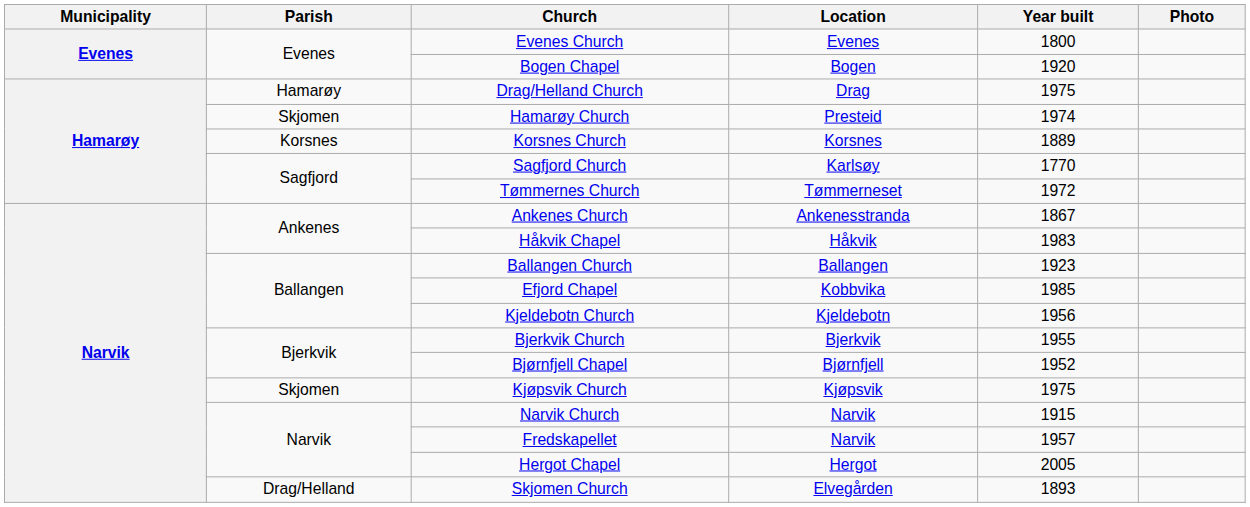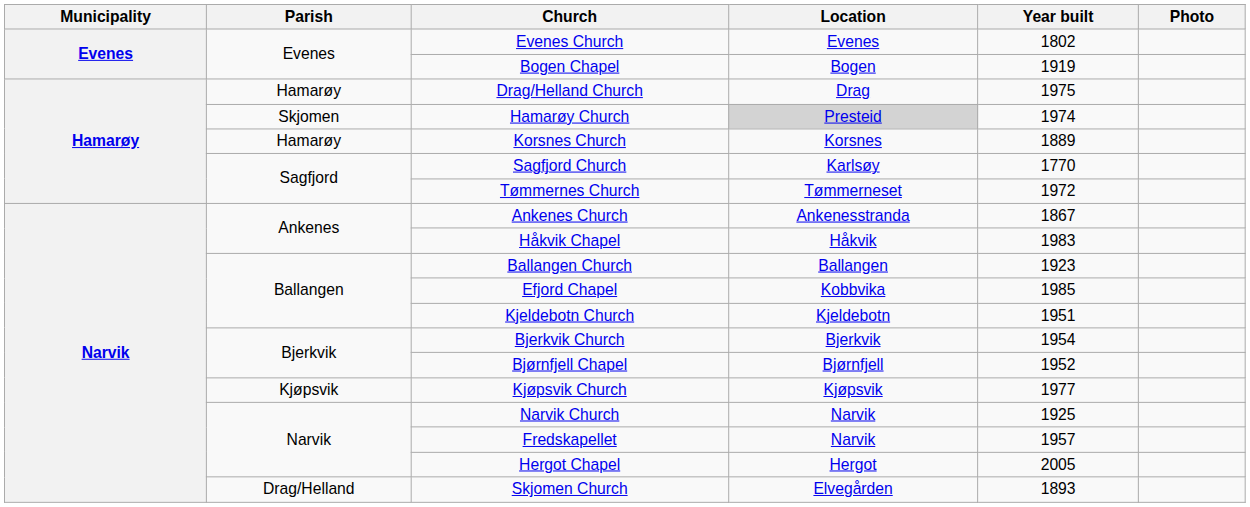(1058, 41) 1800 -> (1058, 41) 1802
(1058, 66) 1920 -> (1058, 66) 1919
(853, 116) no background -> (853, 116) lightgrey background
(309, 141) Korsnes -> (309, 141) Hamarøy
(1058, 315) 1956 -> (1058, 315) 1951
(1058, 340) 1955 -> (1058, 340) 1954
(309, 389) Skjomen -> (309, 389) Kjøpsvik
(1058, 389) 1975 -> (1058, 389) 1977
(1058, 414) 1915 -> (1058, 414) 1925
